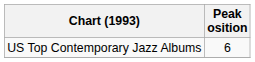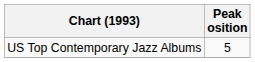(227, 47) 6 -> (227, 47) 5
